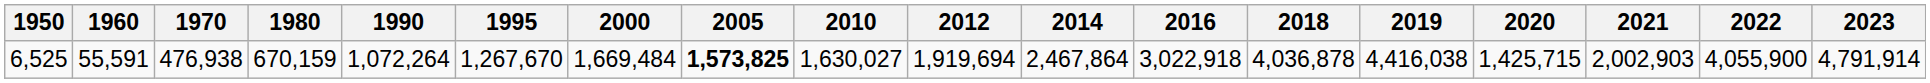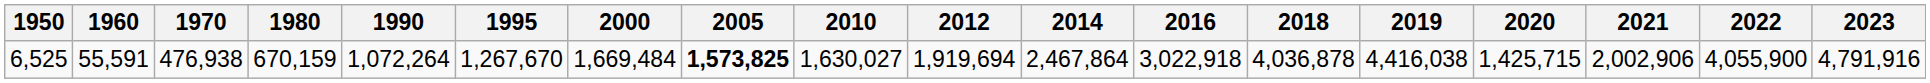(1643, 59) 2,002,903 -> (1643, 59) 2,002,906
(1869, 59) 4,791,914 -> (1869, 59) 4,791,916
